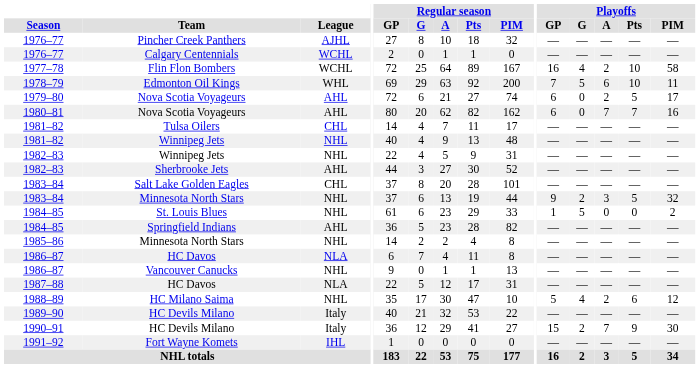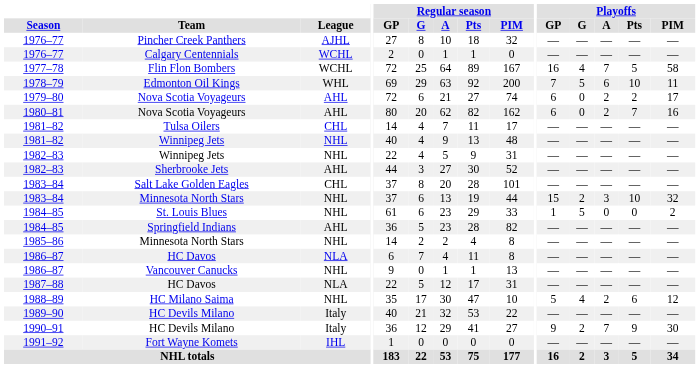(606, 68) 2 -> (606, 68) 7
(634, 68) 10 -> (634, 68) 5
(634, 97) 5 -> (634, 97) 2
(606, 112) 7 -> (606, 112) 2
(553, 198) 9 -> (553, 198) 15
(634, 198) 5 -> (634, 198) 10
(553, 328) 15 -> (553, 328) 9
